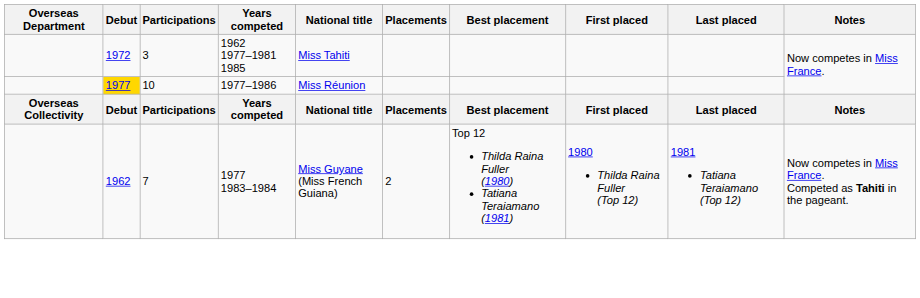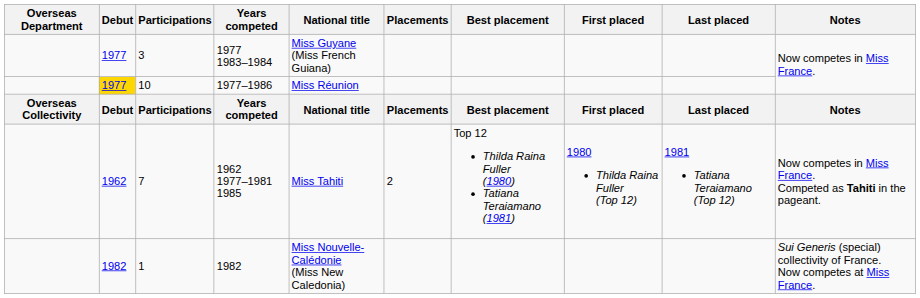(118, 56) 1972 -> (114, 56) 1977
(249, 56) 1962 1977–1981 1985 -> (245, 56) 1977 1983–1984
(324, 56) Miss Tahiti -> (324, 56) Miss Guyane (Miss French Guiana)
(249, 182) 1977 1983–1984 -> (245, 182) 1962 1977–1981 1985
(331, 182) Miss Guyane (Miss French Guiana) -> (317, 182) Miss Tahiti
+ row: (141, 266)
